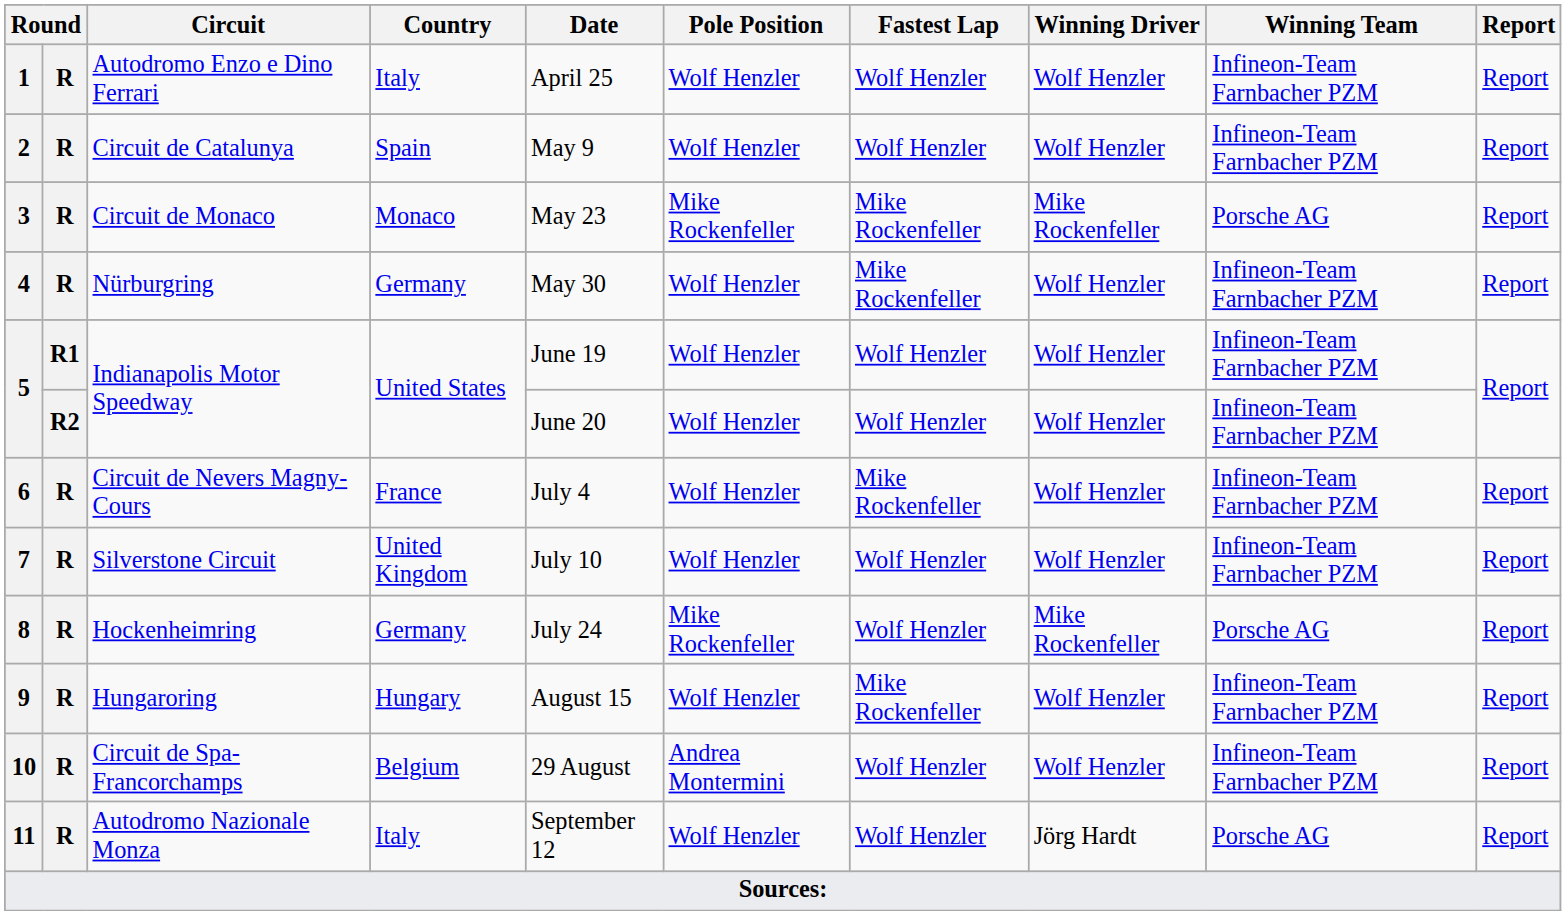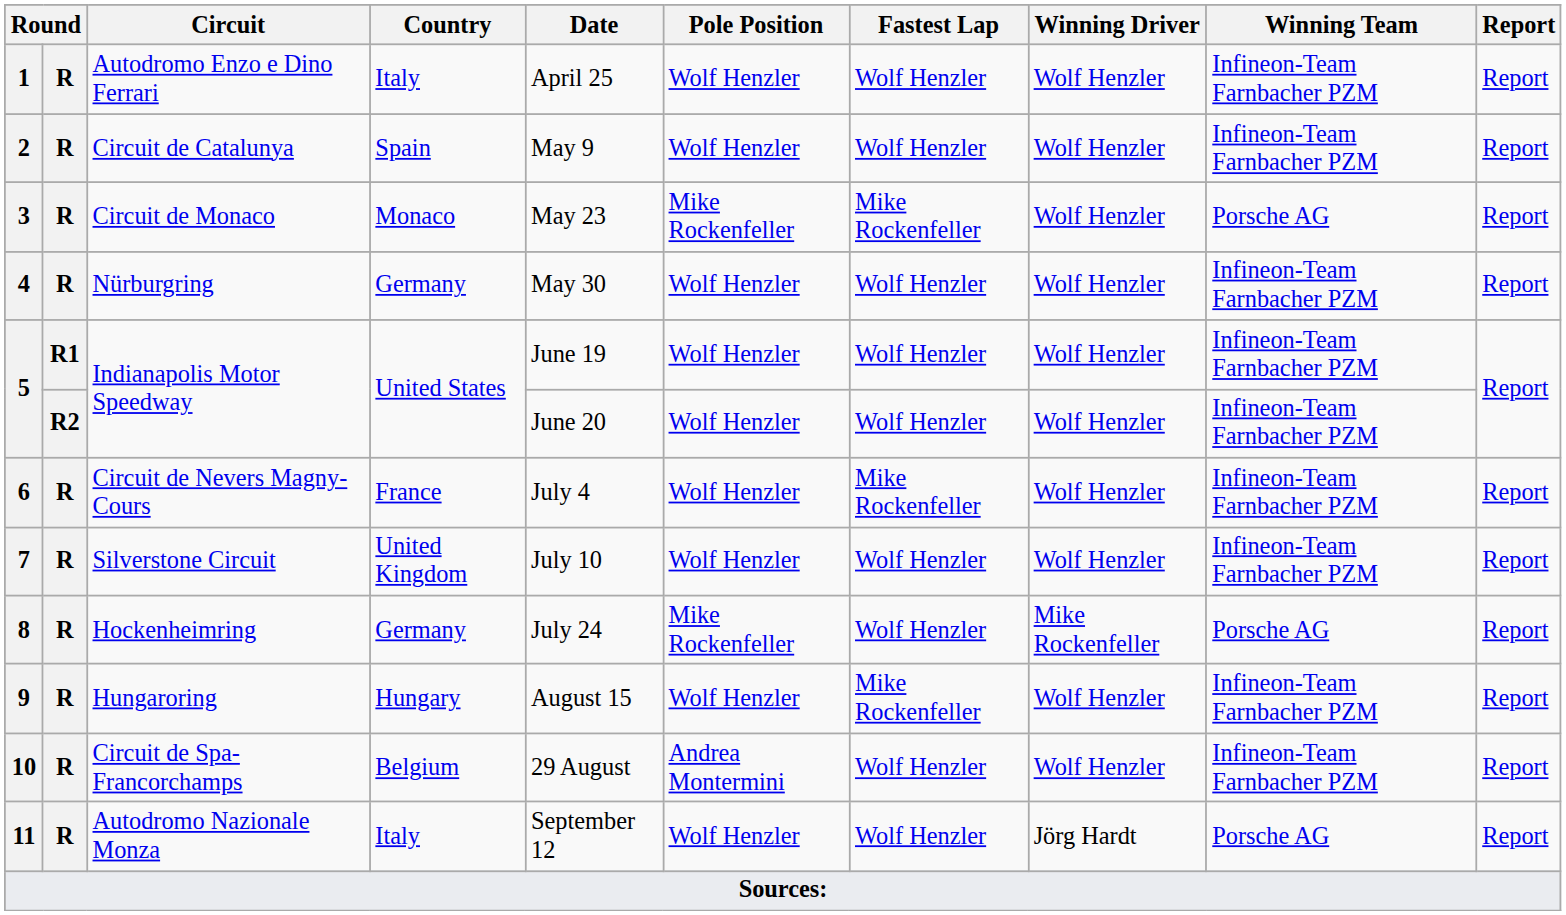(1096, 216) Mike Rockenfeller -> (1099, 216) Wolf Henzler
(918, 285) Mike Rockenfeller -> (921, 285) Wolf Henzler
